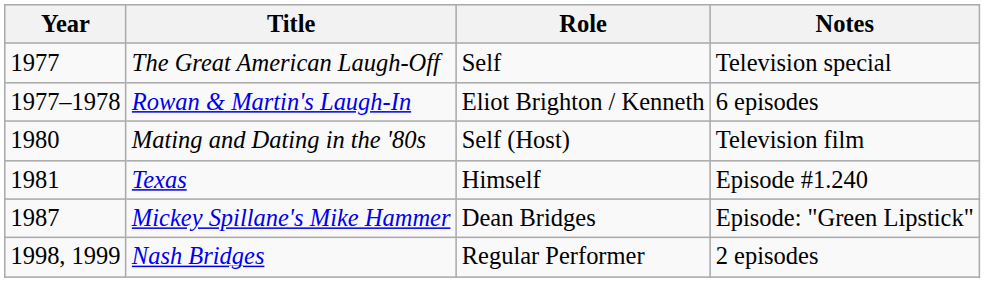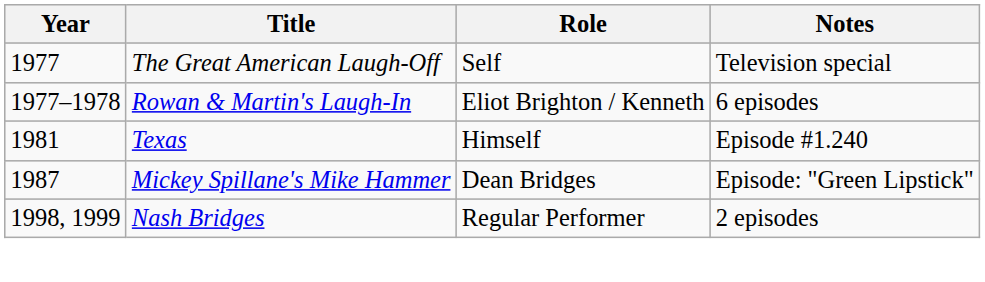- row: (279, 140)
